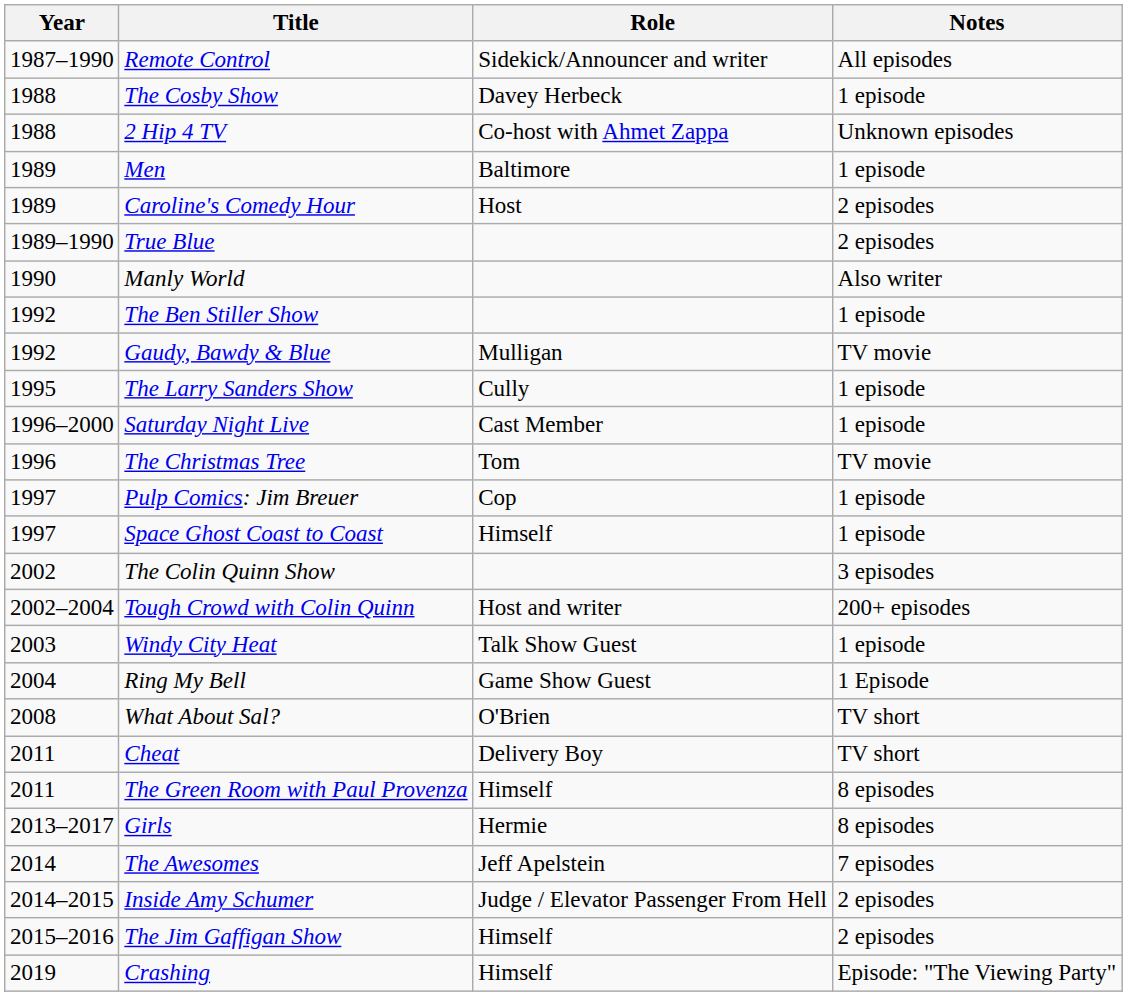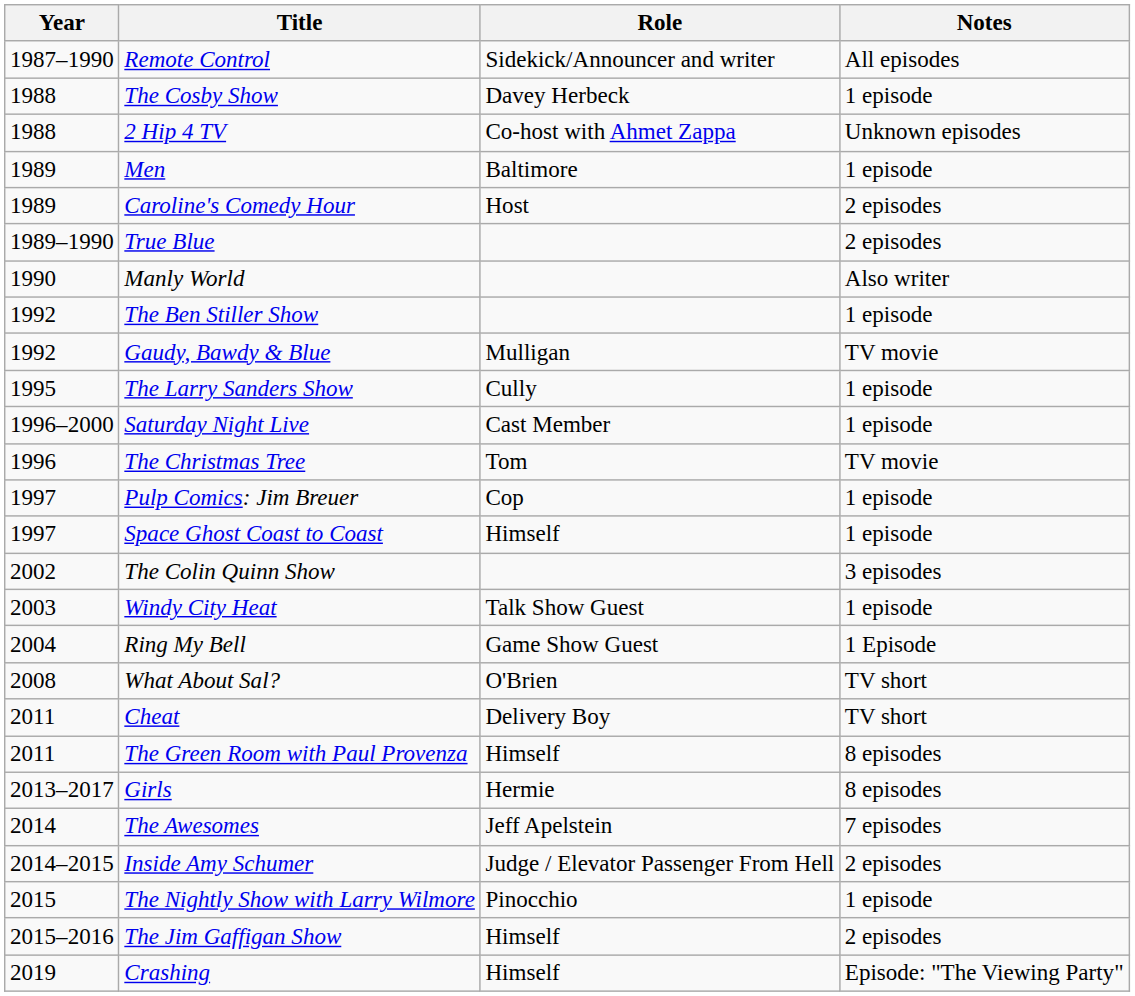- row: (269, 607)
+ row: (300, 899)
